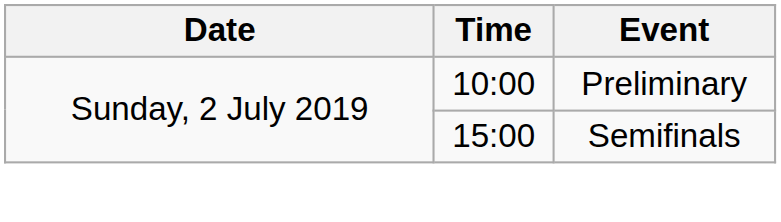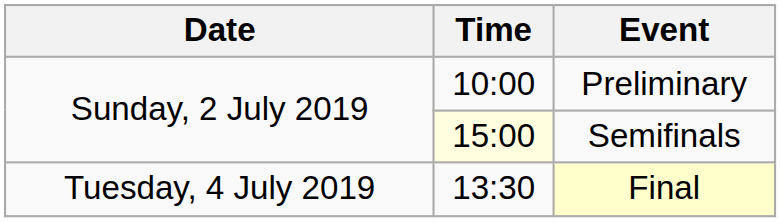(494, 135) no background -> (494, 135) lightyellow background
+ row: (664, 188)
